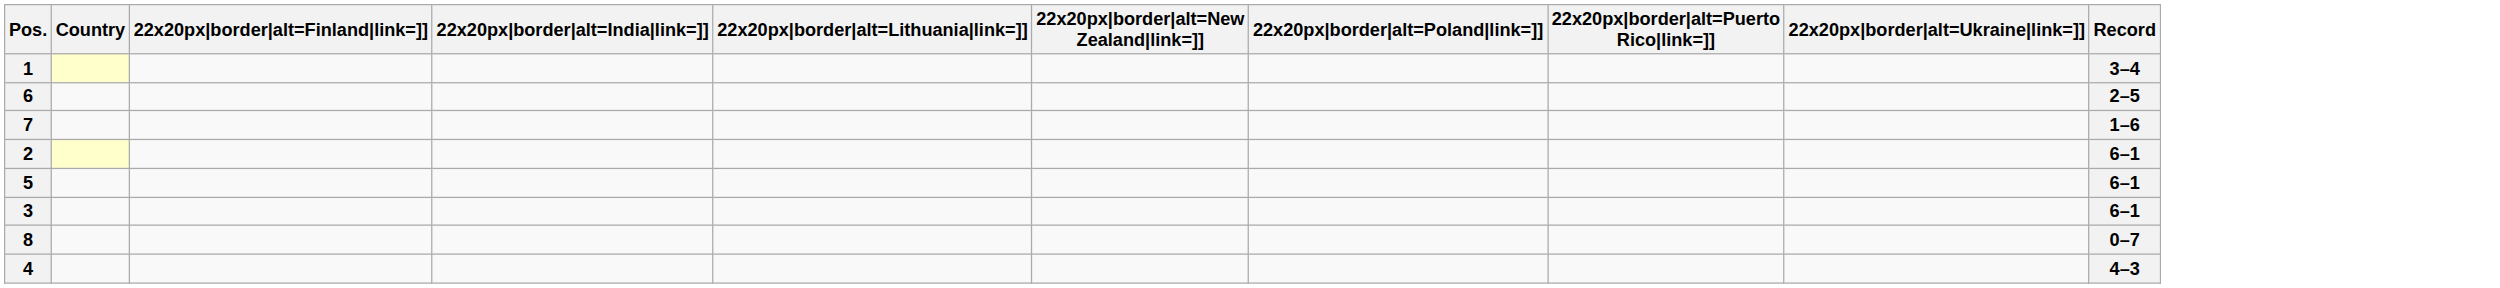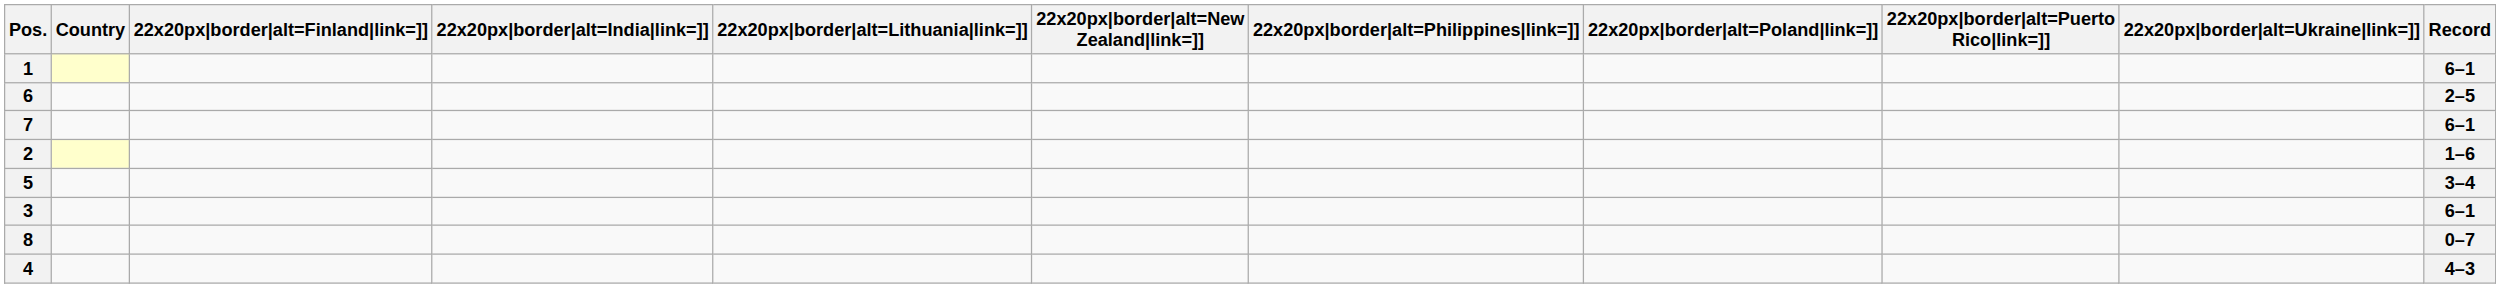+ column: (1416, 29)
(2125, 68) 3–4 -> (2460, 68) 6–1
(2125, 126) 1–6 -> (2460, 126) 6–1
(2125, 154) 6–1 -> (2460, 154) 1–6
(2125, 183) 6–1 -> (2460, 183) 3–4
